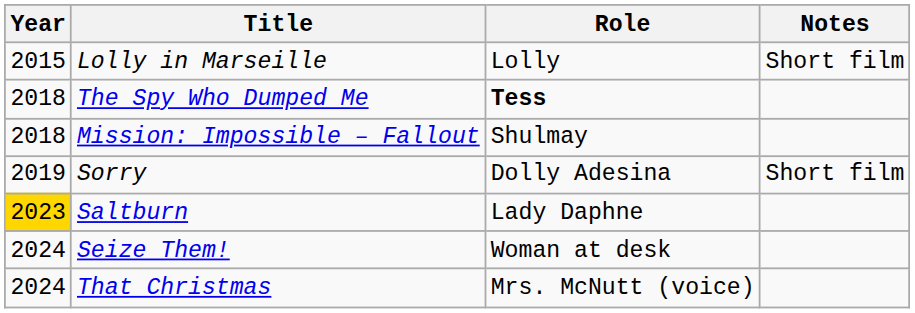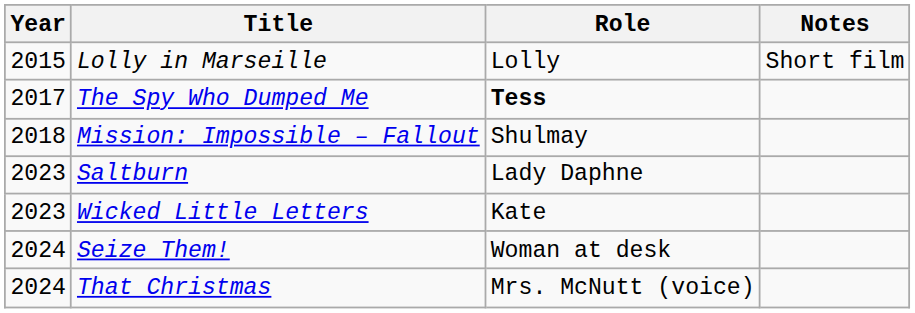(38, 99) 2018 -> (38, 99) 2017
- row: (112, 175)
(38, 212) gold background -> (38, 175) no background
+ row: (223, 212)
